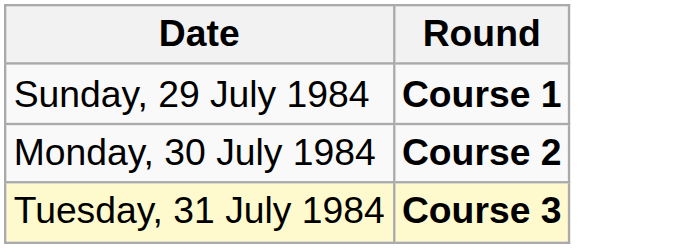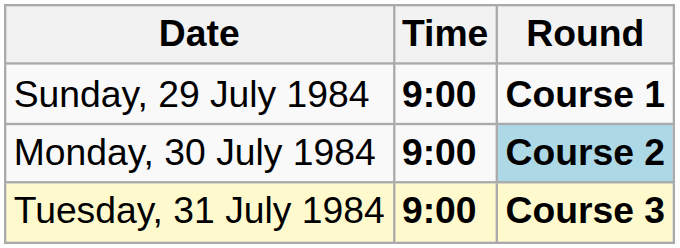+ column: (445, 34)
(482, 152) no background -> (585, 152) lightblue background
